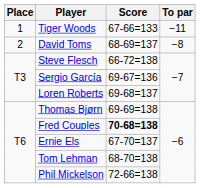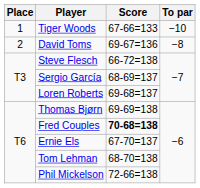(178, 28) −11 -> (178, 28) −10
(133, 45) 68-69=137 -> (133, 45) 69-67=136
(133, 77) 69-67=136 -> (133, 77) 68-69=137
